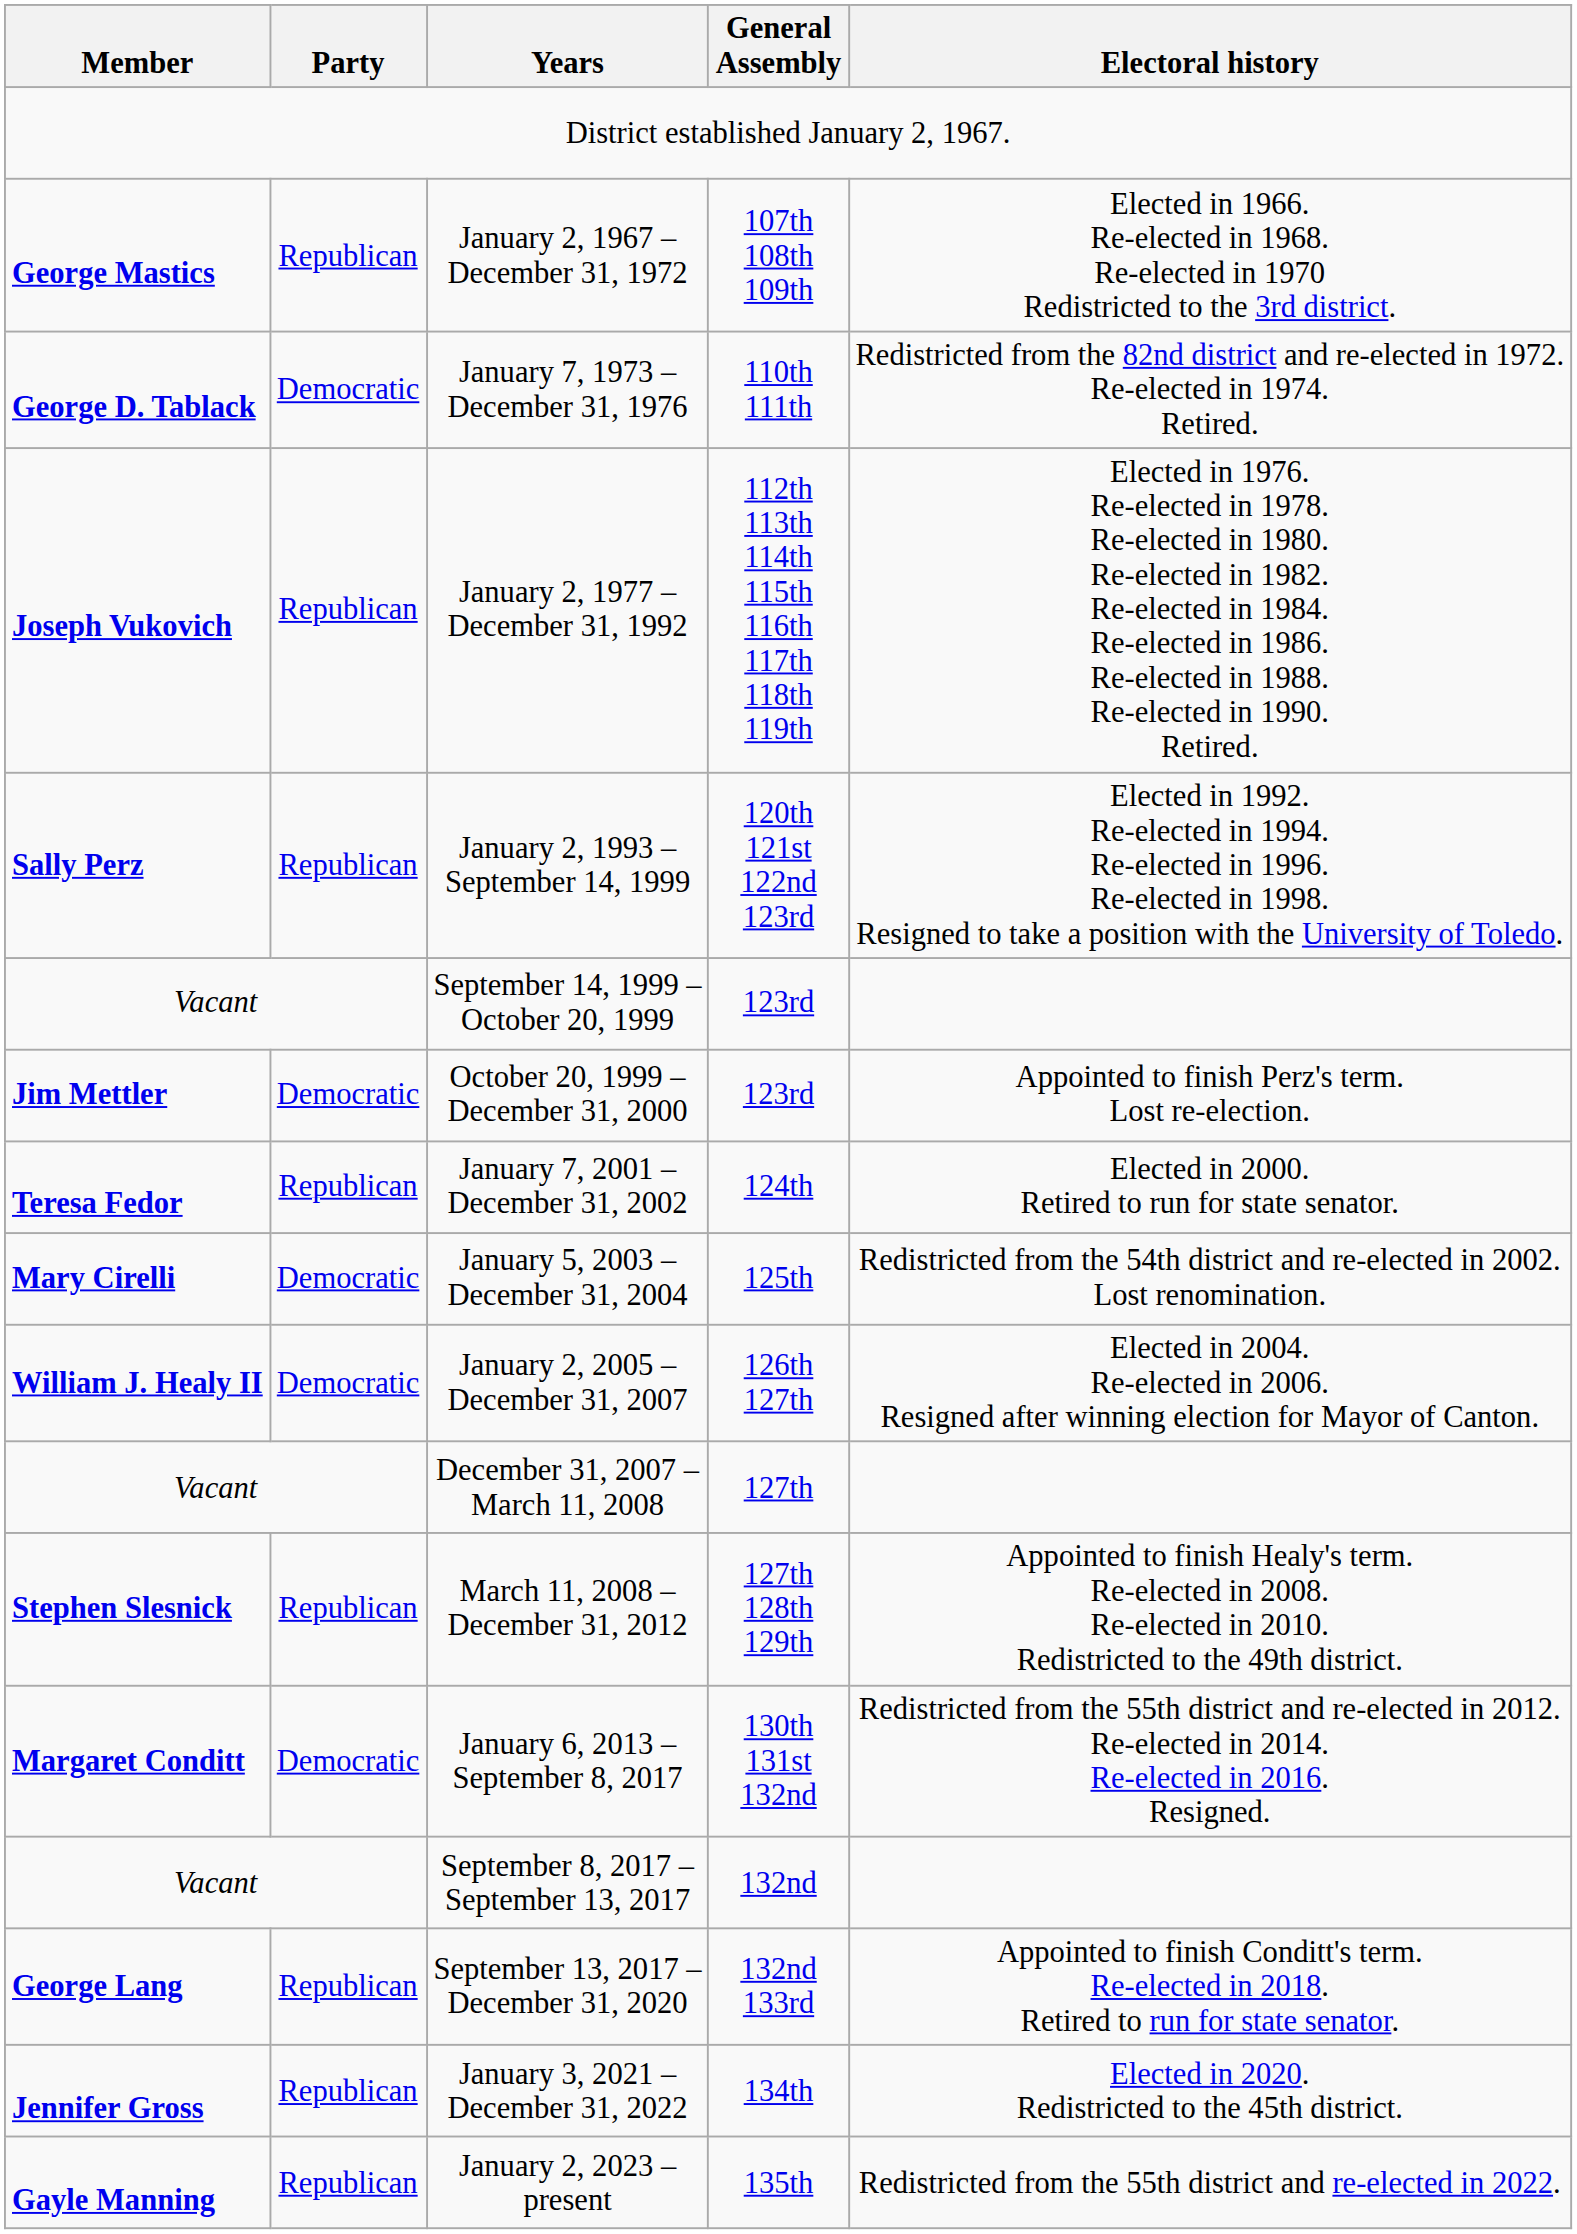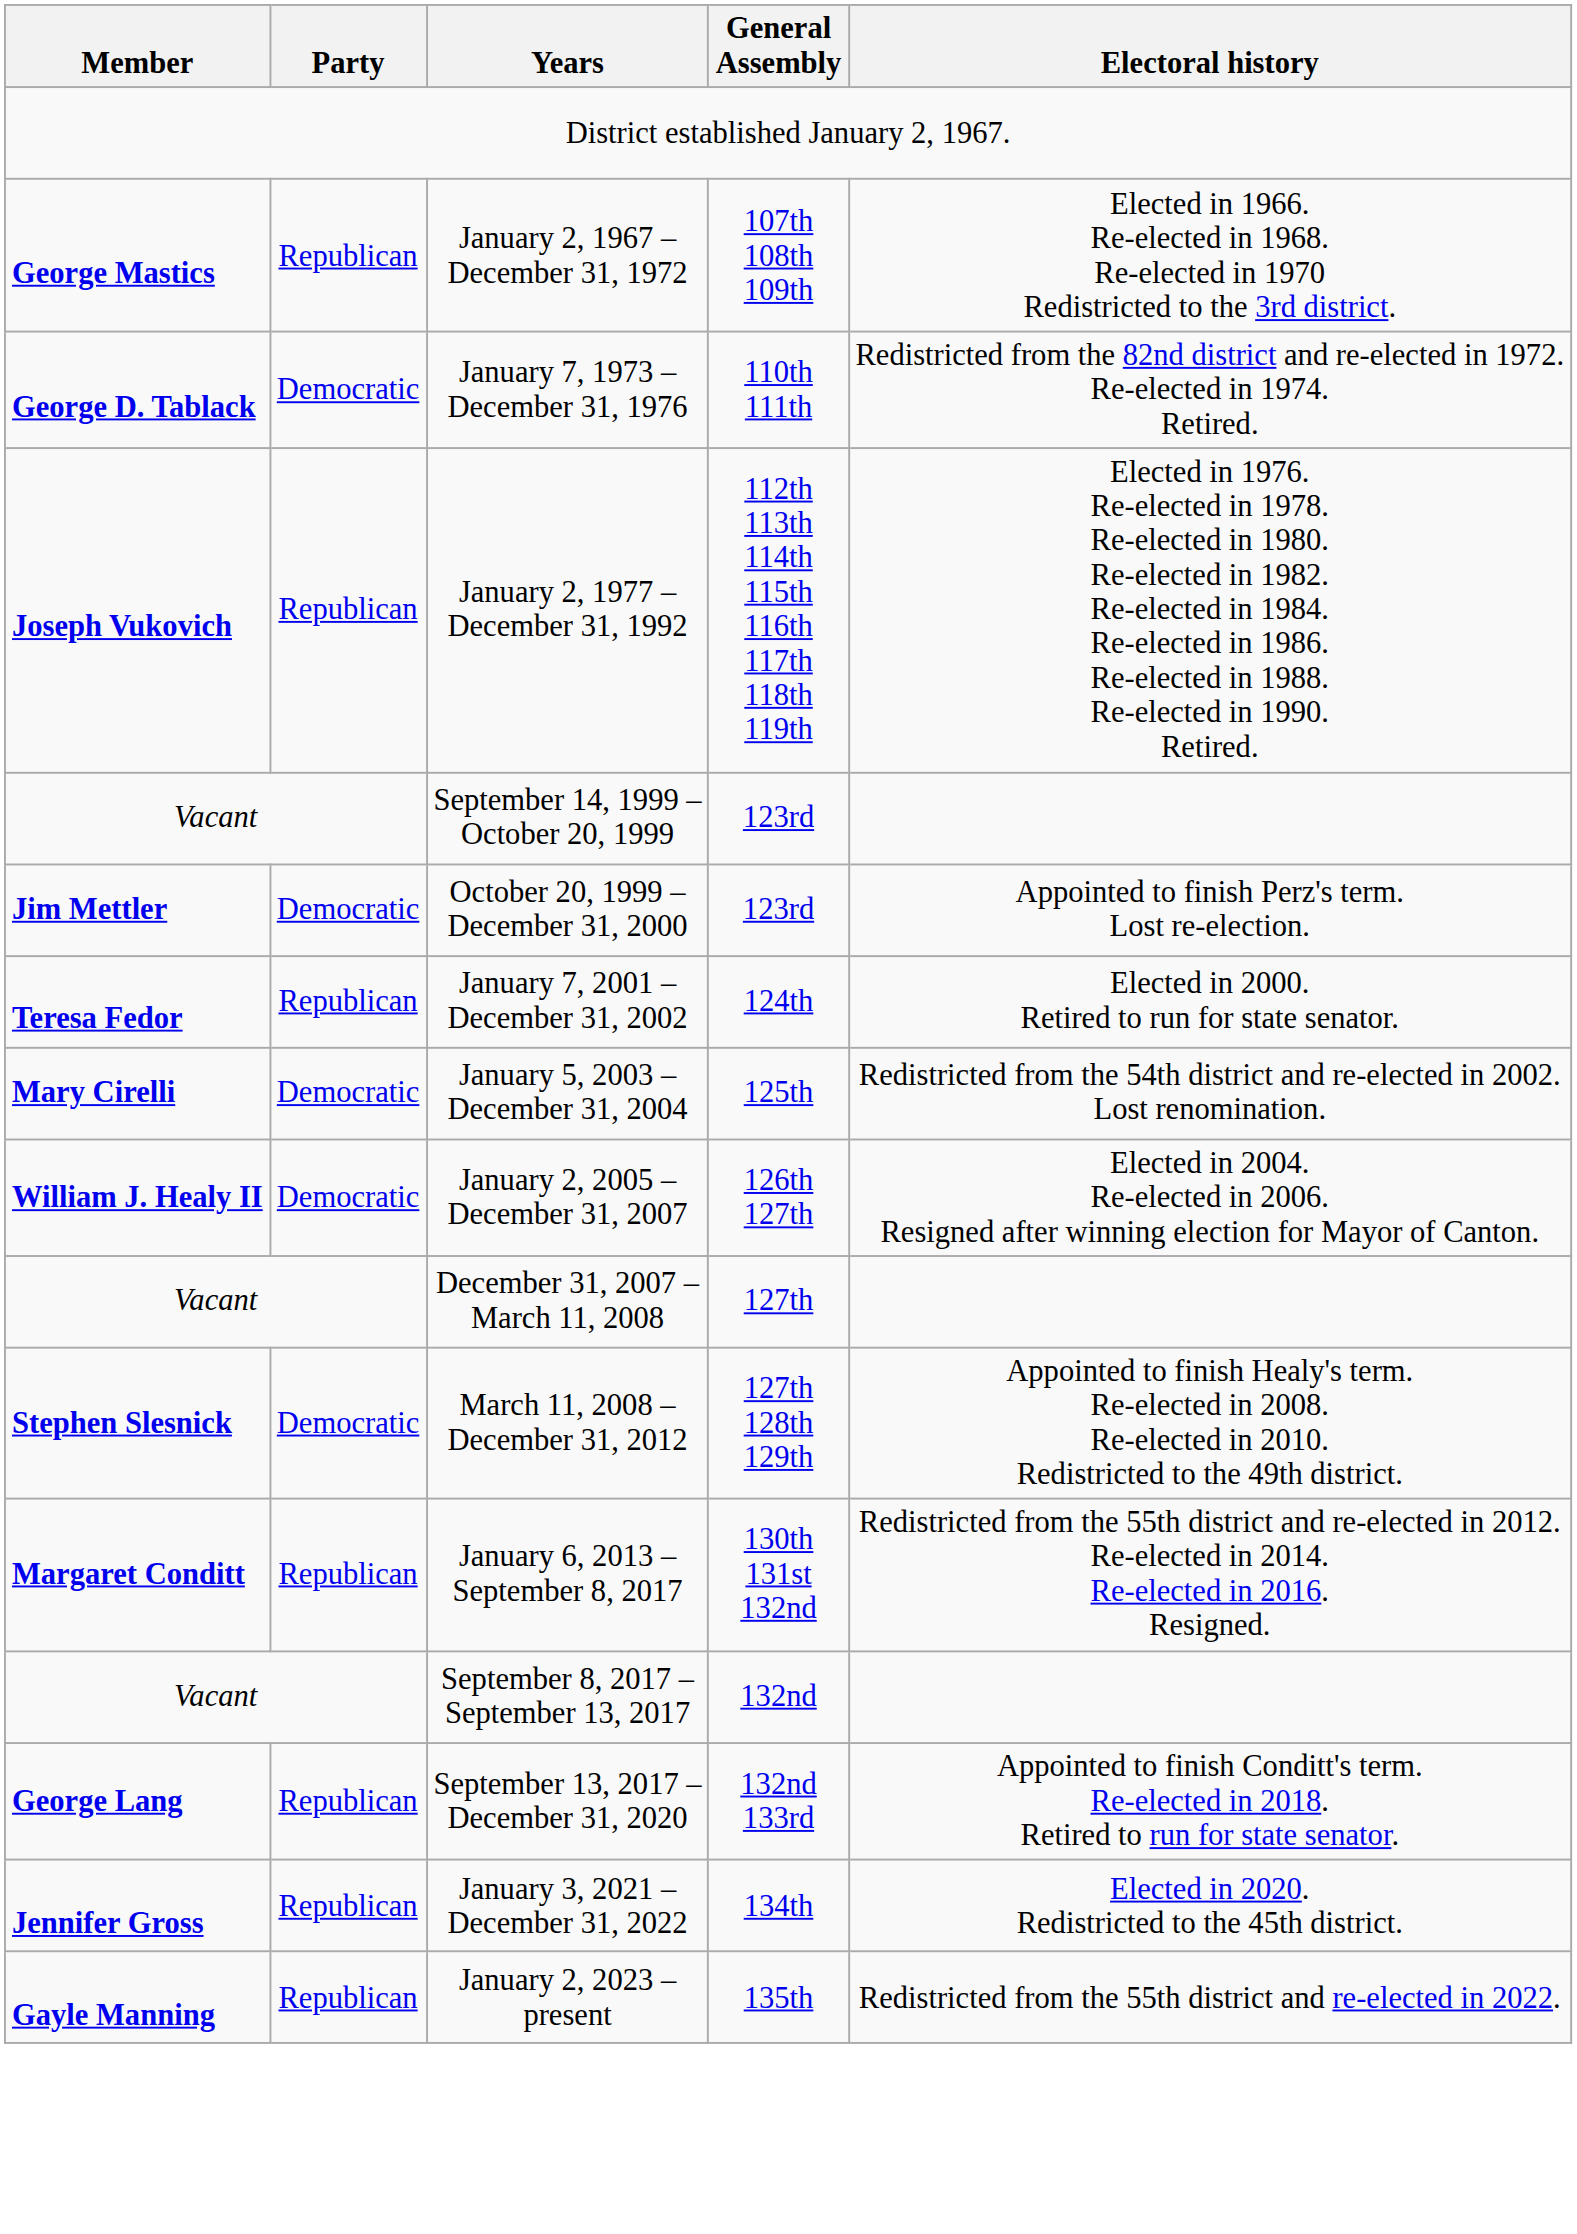- row: (568, 864)
(348, 1608) Republican -> (348, 1422) Democratic
(348, 1760) Democratic -> (348, 1574) Republican
